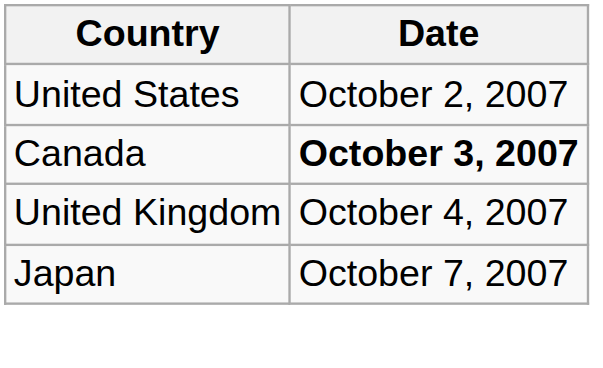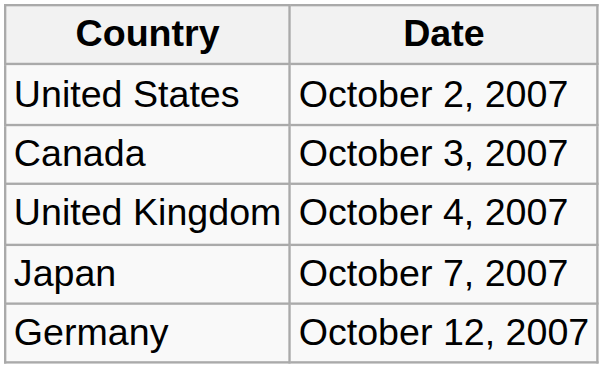(439, 153) bold -> (434, 153) normal
+ row: (91, 332)
